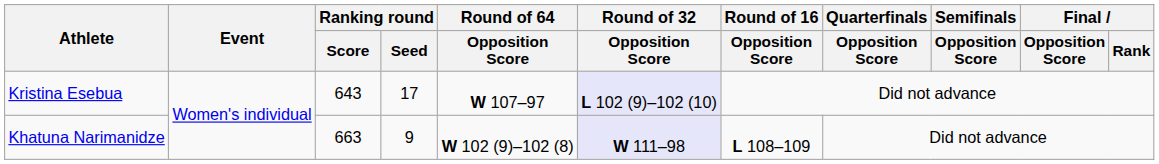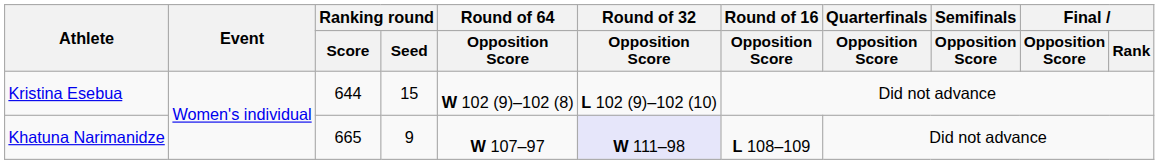(348, 94) 643 -> (348, 94) 644
(409, 94) 17 -> (409, 94) 15
(508, 103) W 107–97 -> (508, 103) W 102 (9)–102 (8)
(649, 103) lavender background -> (649, 103) no background
(348, 138) 663 -> (348, 138) 665
(508, 147) W 102 (9)–102 (8) -> (508, 147) W 107–97
